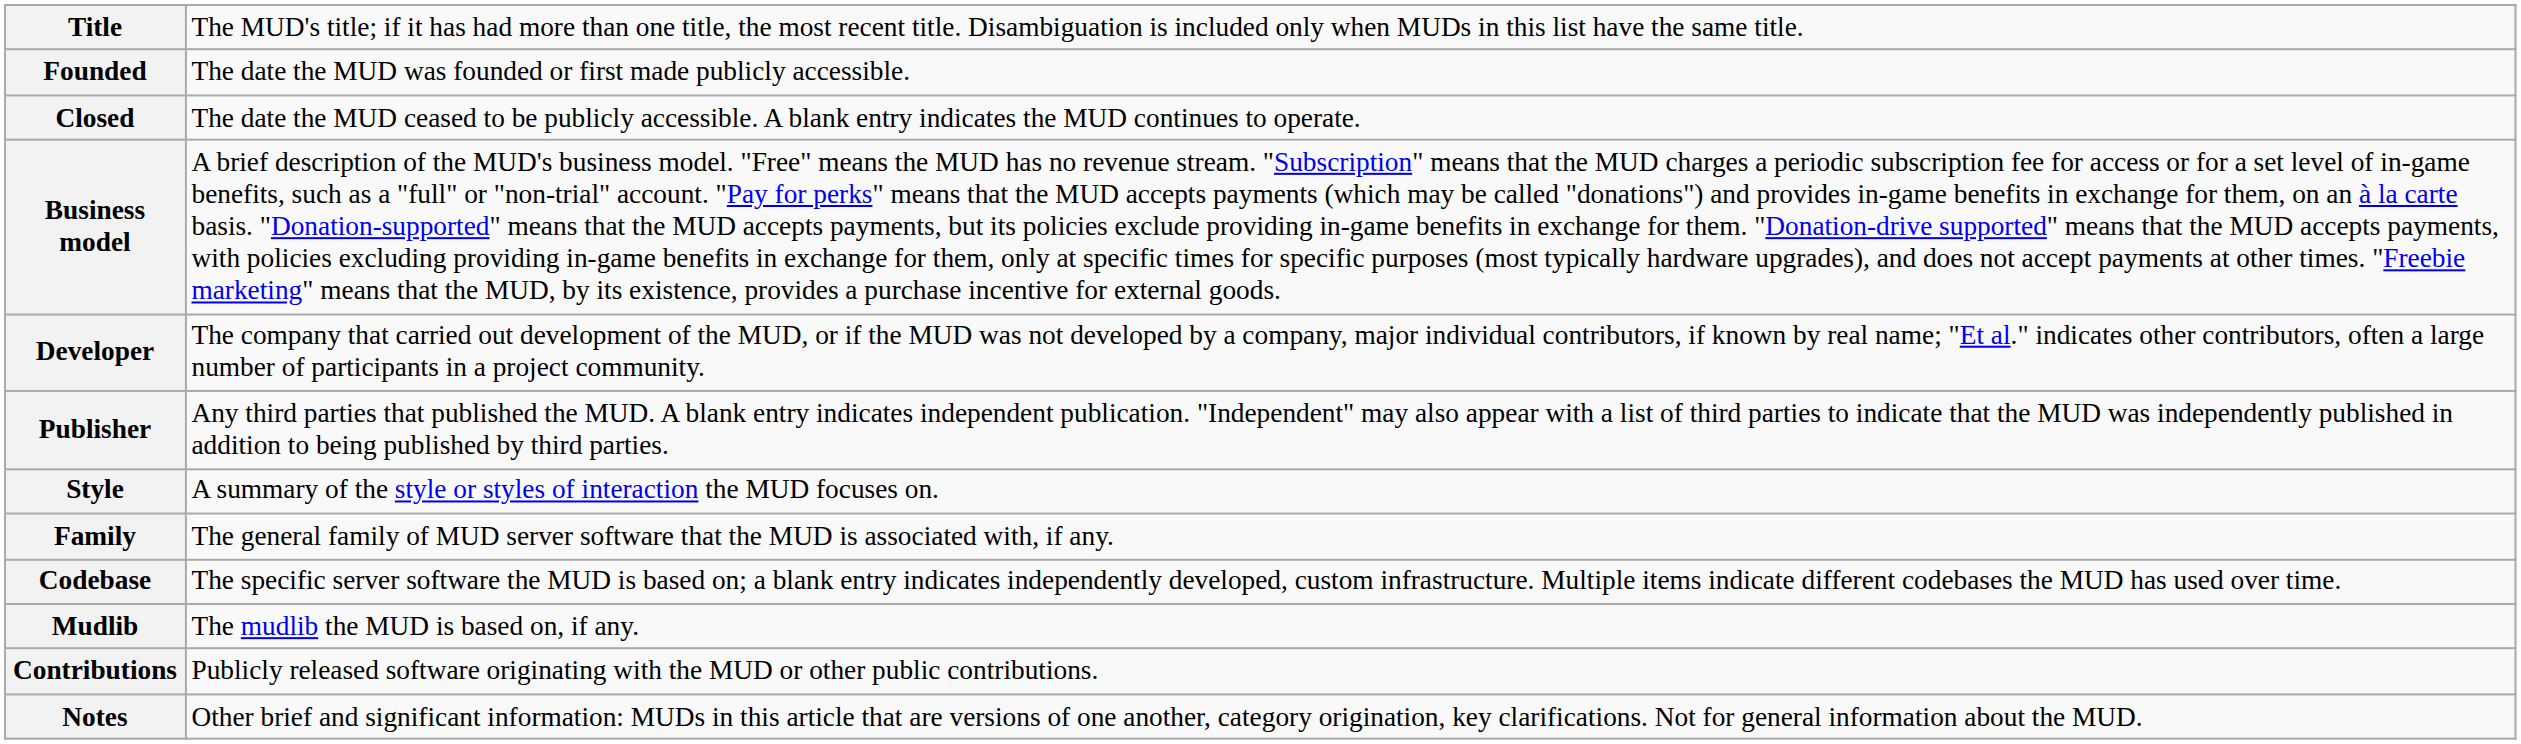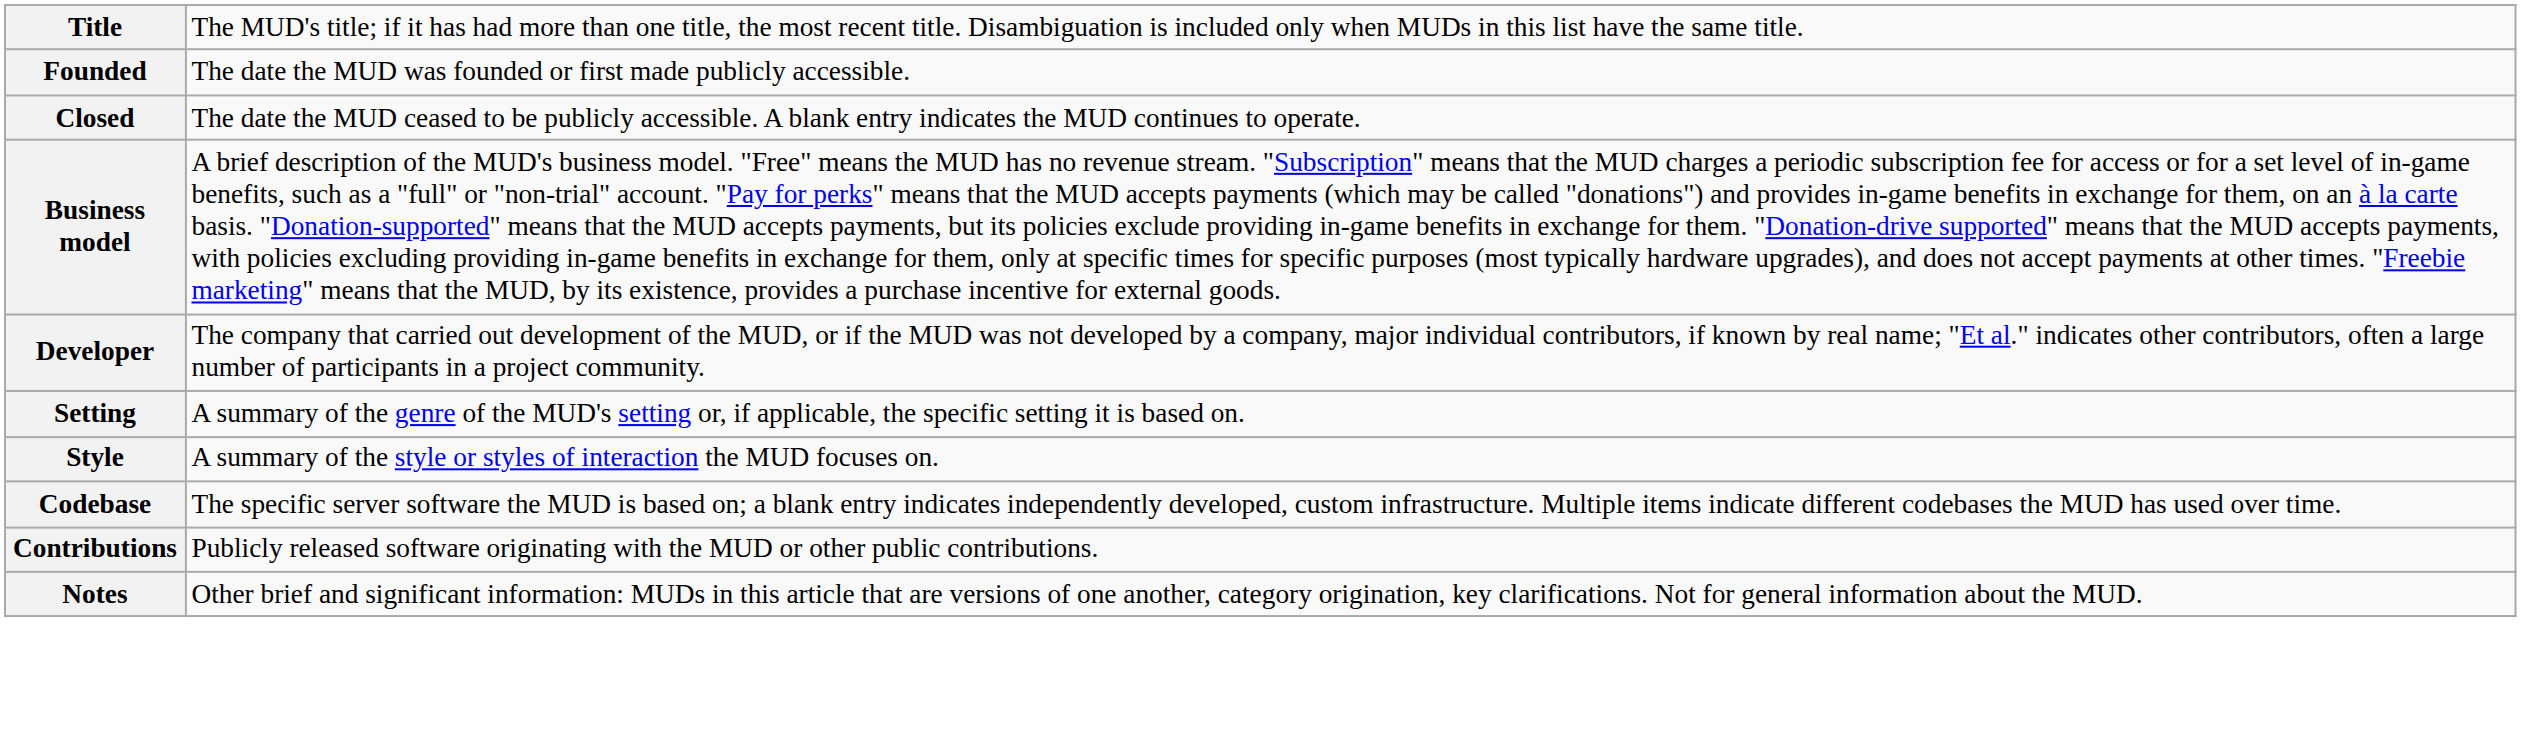- row: (95, 429)
+ row: (95, 412)
- row: (95, 535)
- row: (95, 625)
